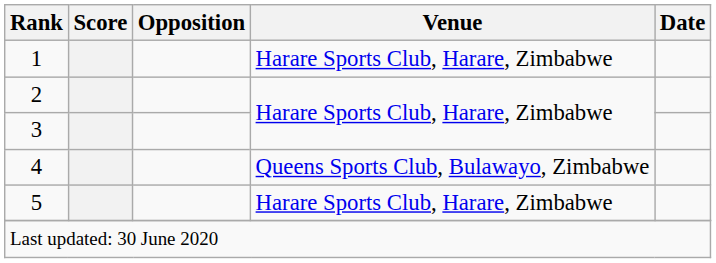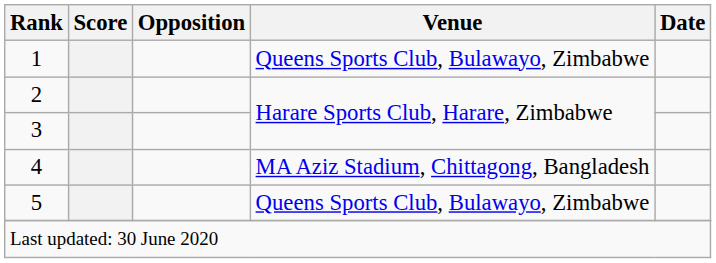(434, 58) Harare Sports Club, Harare, Zimbabwe -> (452, 58) Queens Sports Club, Bulawayo, Zimbabwe
(452, 166) Queens Sports Club, Bulawayo, Zimbabwe -> (453, 166) MA Aziz Stadium, Chittagong, Bangladesh
(434, 202) Harare Sports Club, Harare, Zimbabwe -> (452, 202) Queens Sports Club, Bulawayo, Zimbabwe
